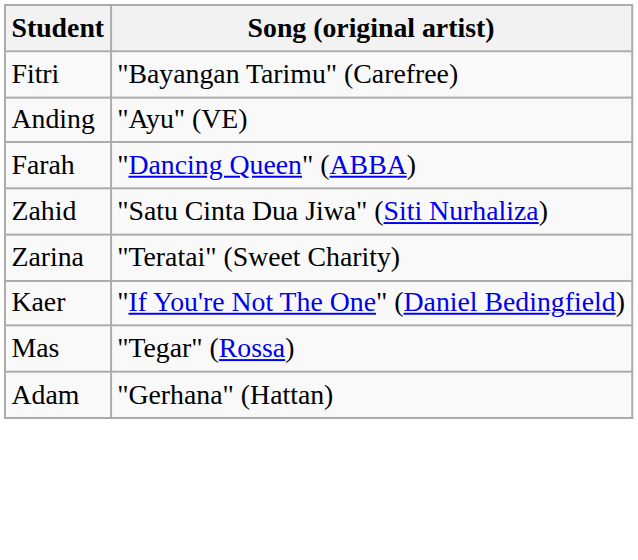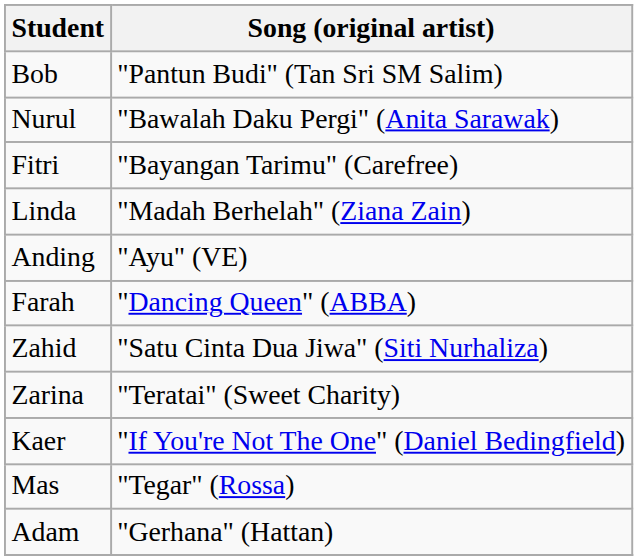+ row: (35, 73)
+ row: (44, 119)
+ row: (44, 211)
